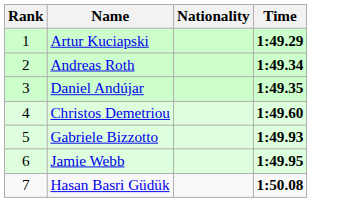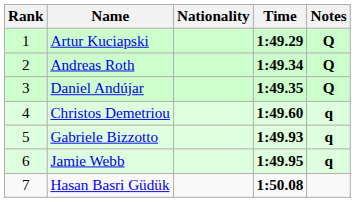+ column: (329, 16)
